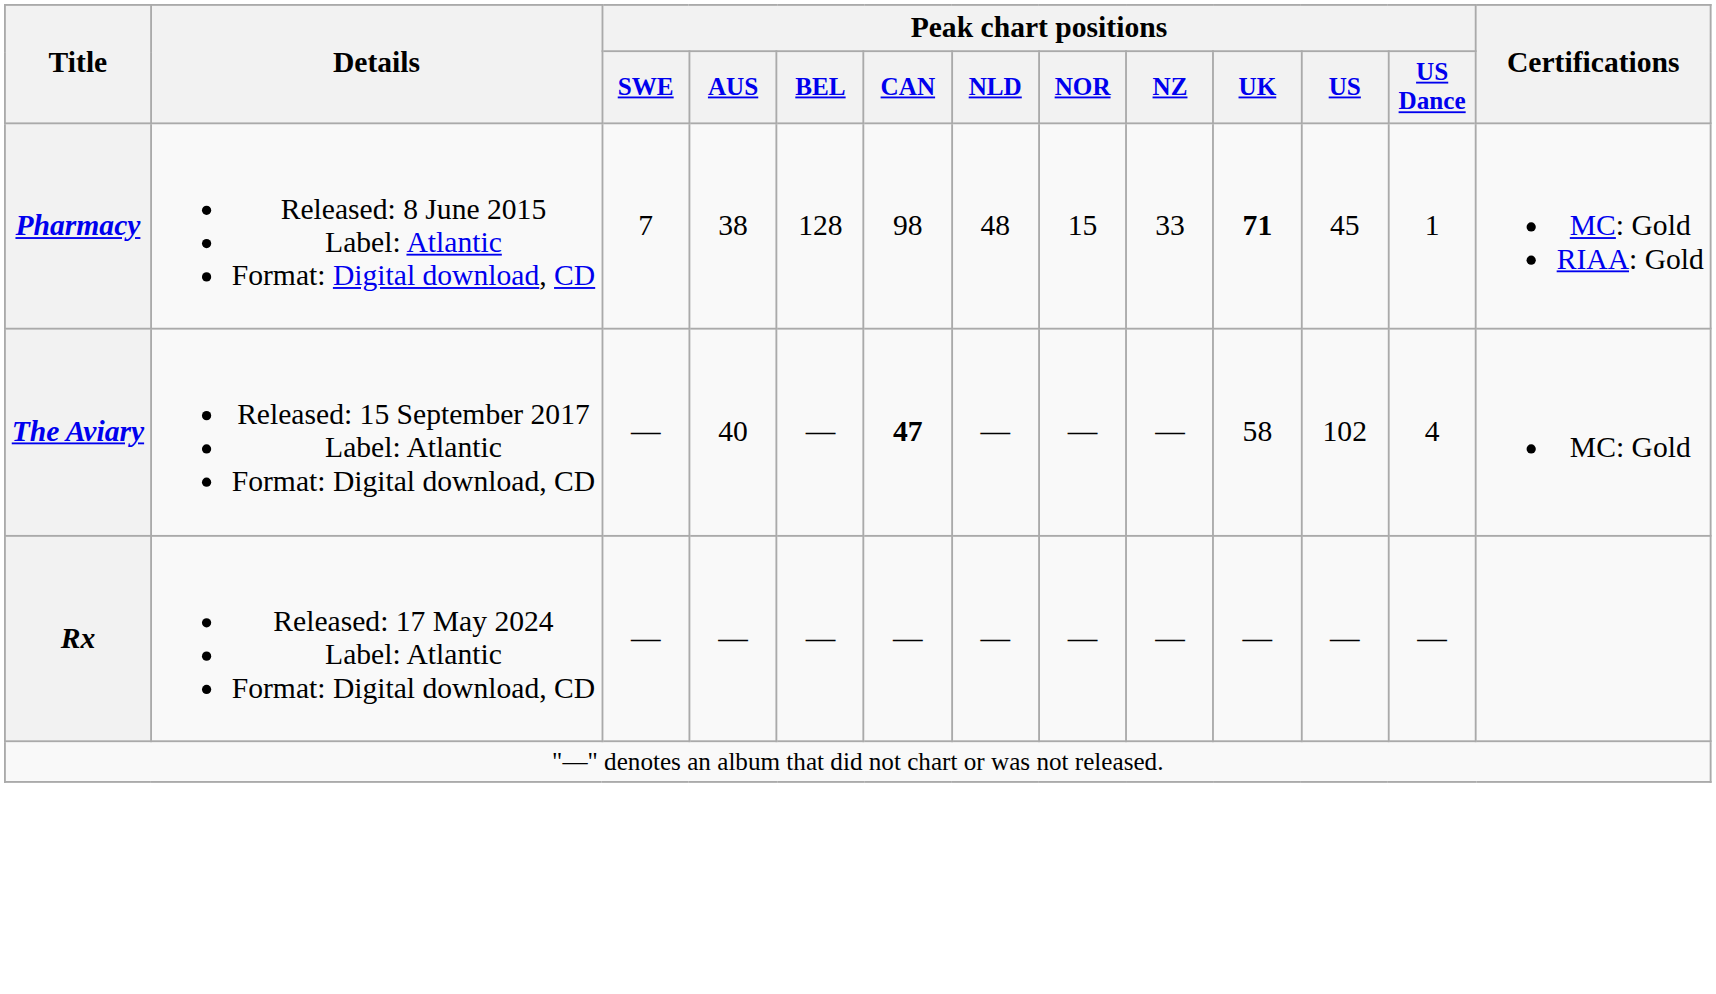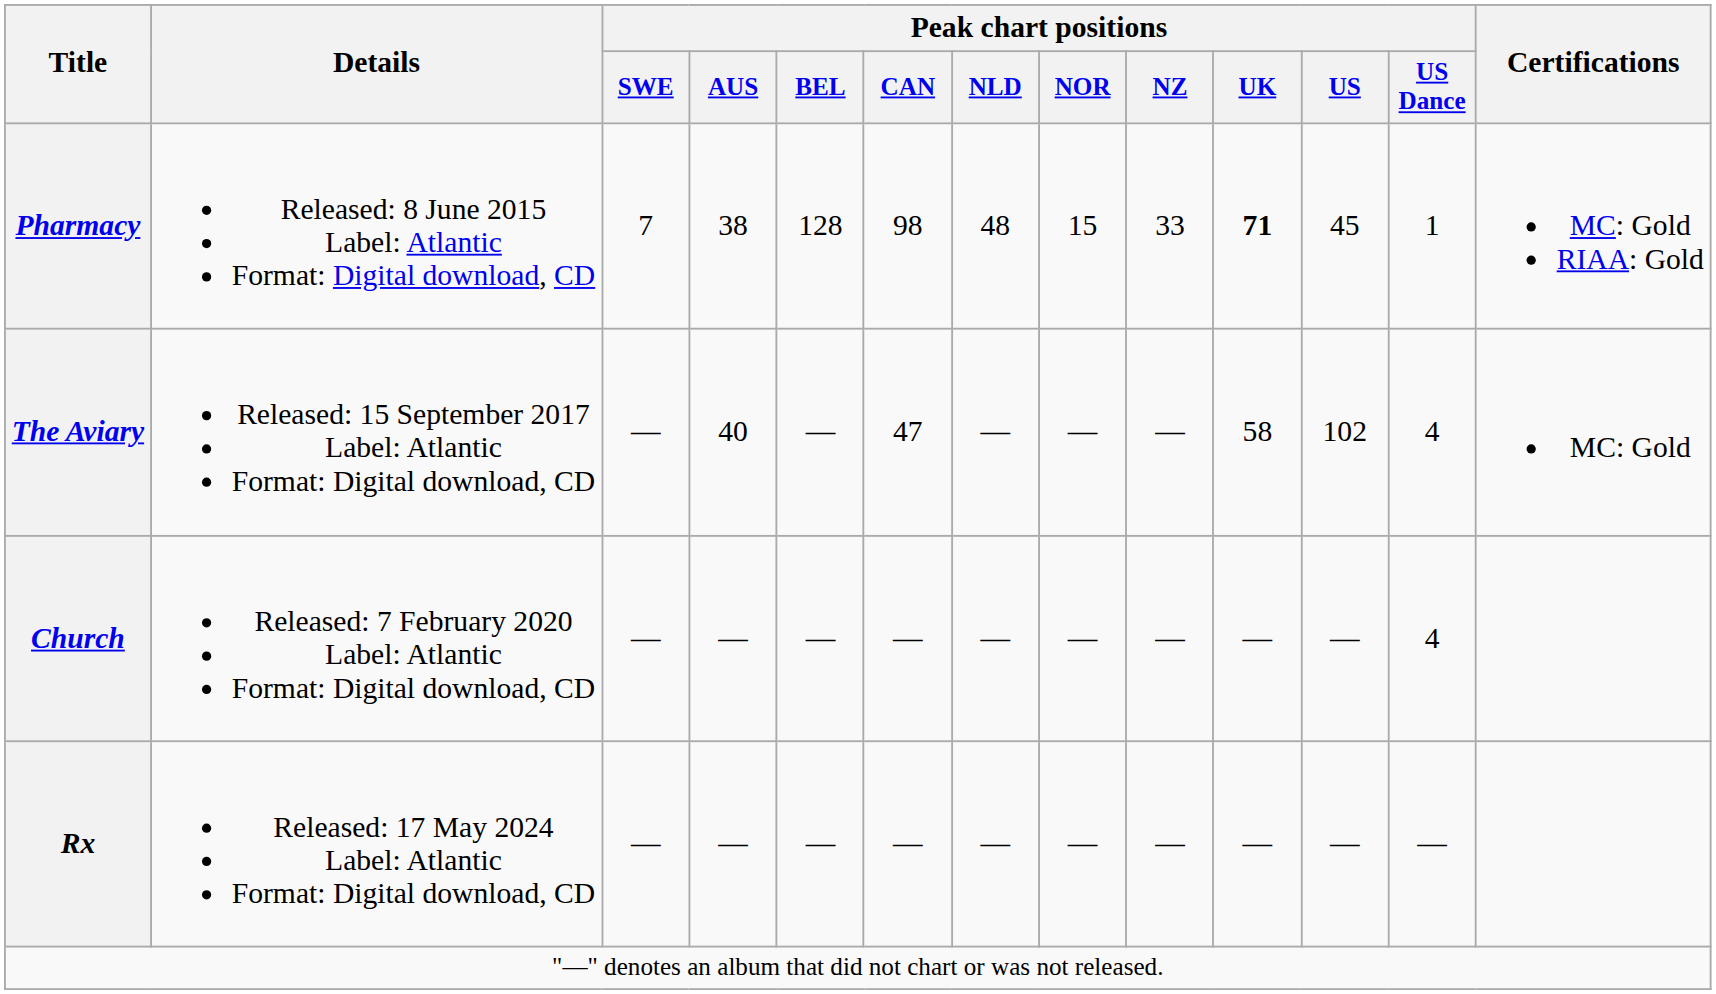(908, 431) bold -> (908, 431) normal
+ row: (78, 637)
